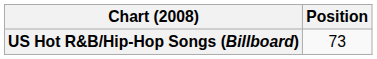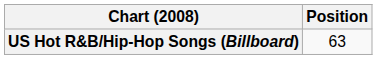(337, 41) 73 -> (337, 41) 63
